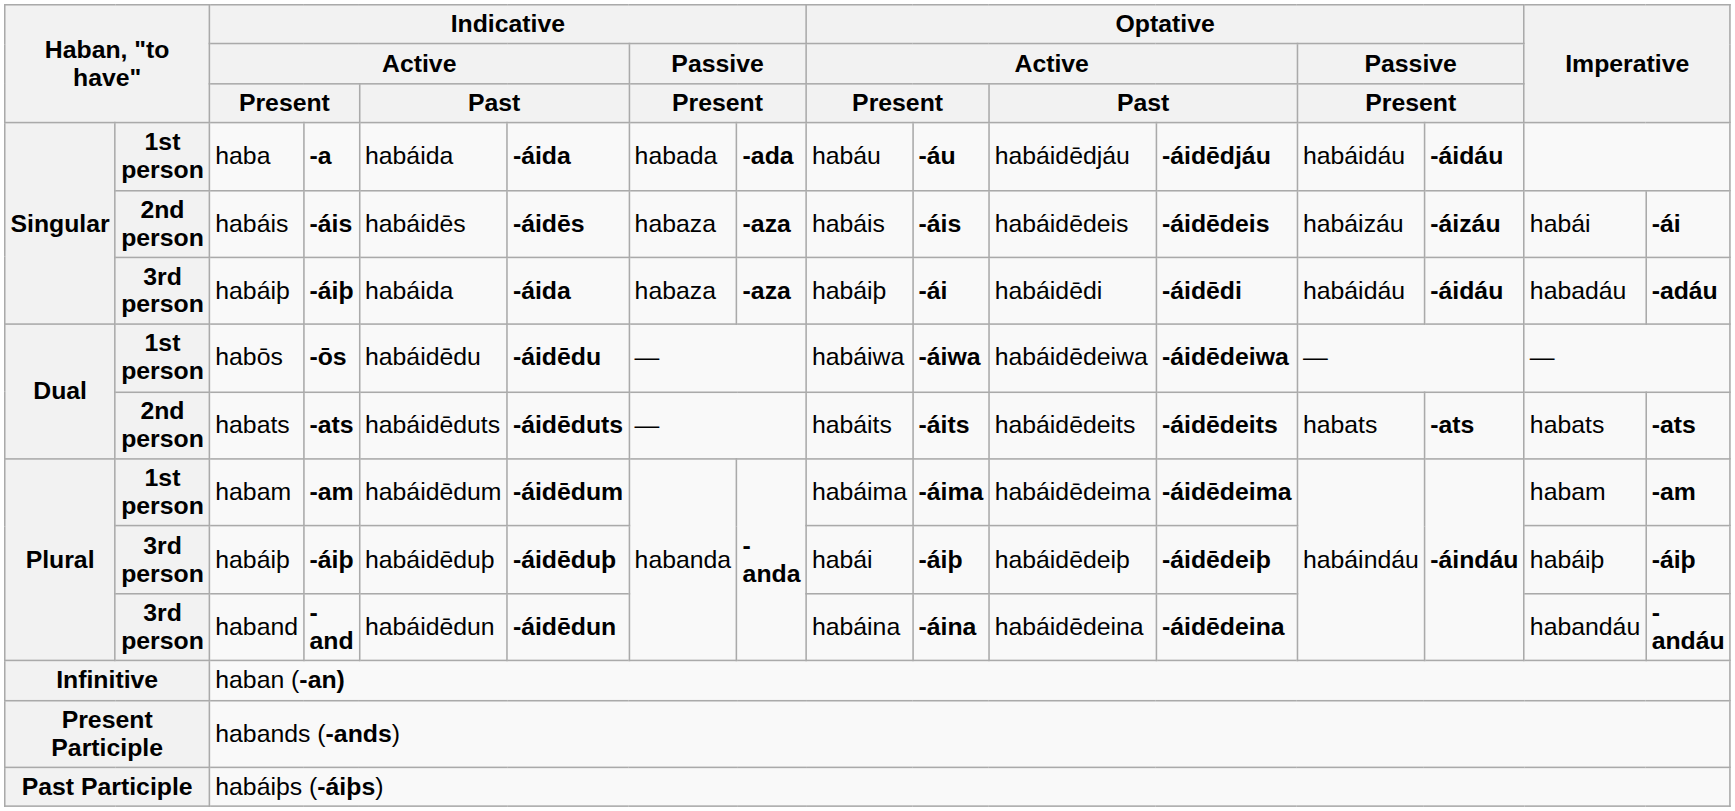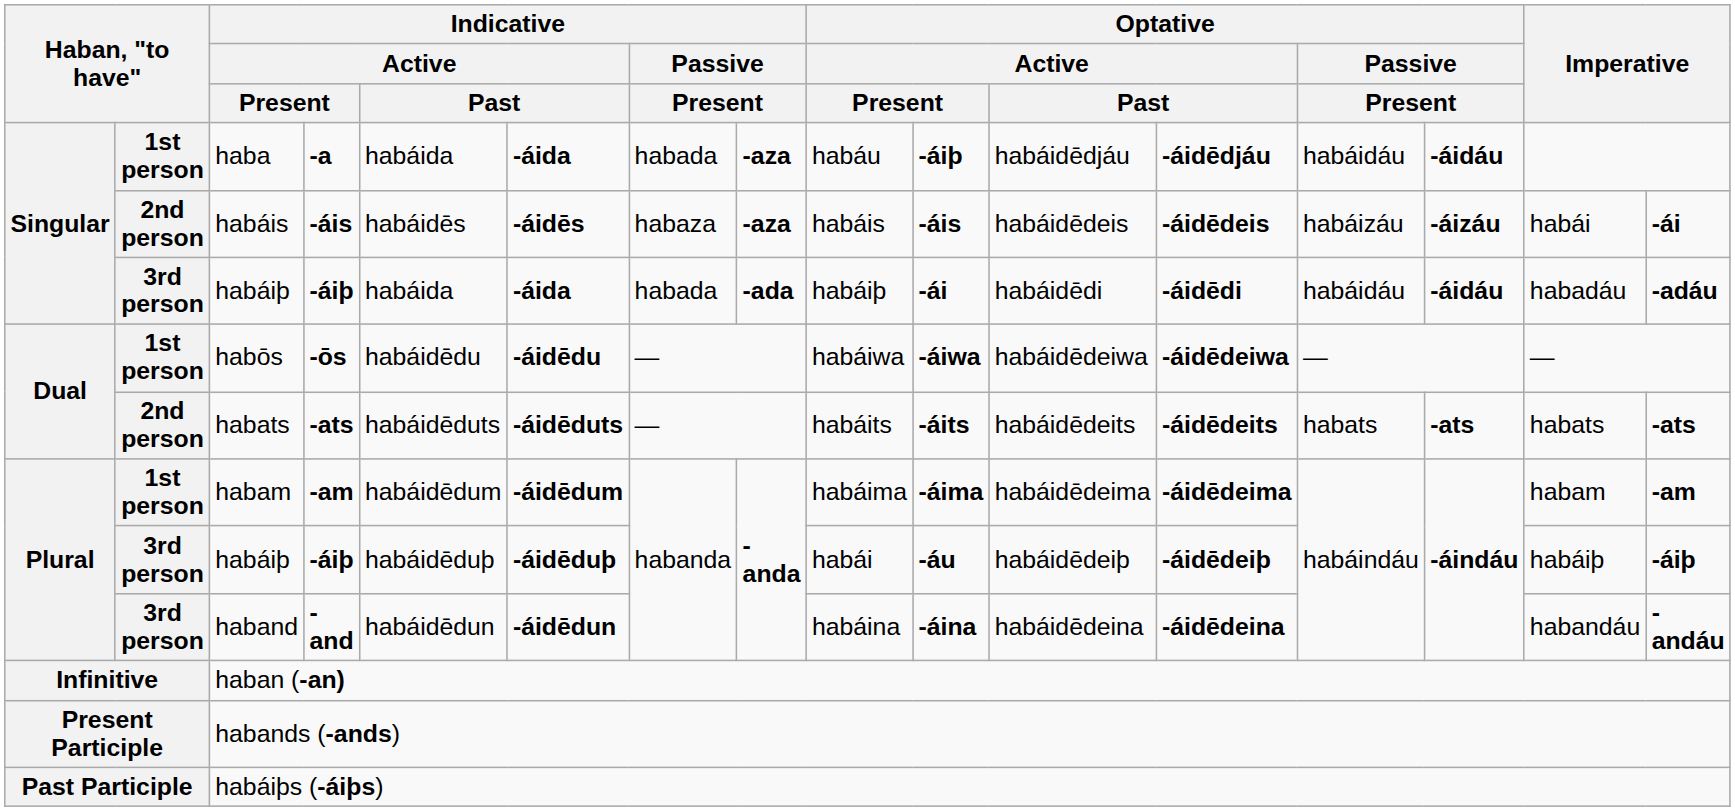(768, 156) -ada -> (767, 156) -aza
(937, 156) -áu -> (941, 156) -áiþ
(675, 290) habaza -> (676, 290) habada
(767, 290) -aza -> (768, 290) -ada
(941, 559) -áiþ -> (937, 559) -áu
